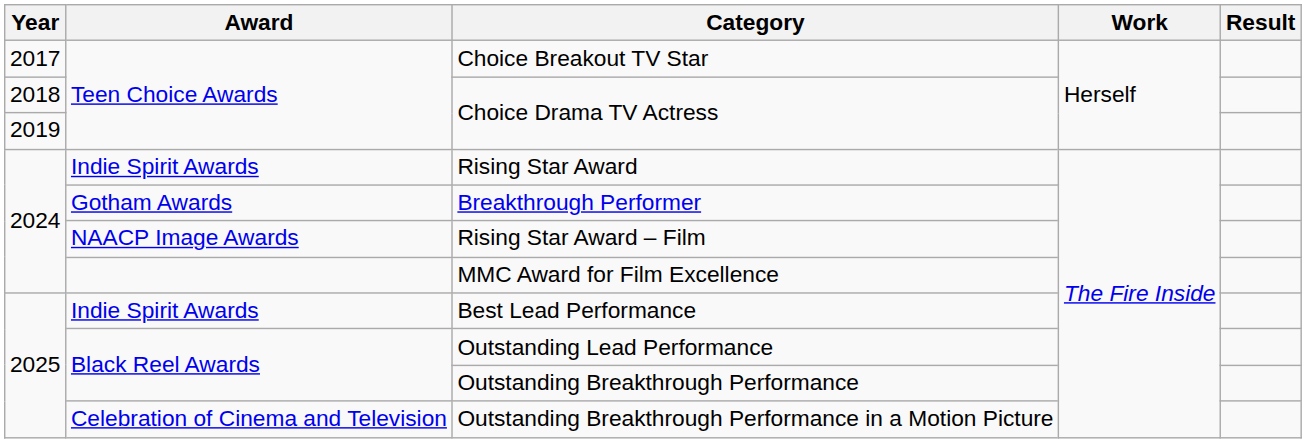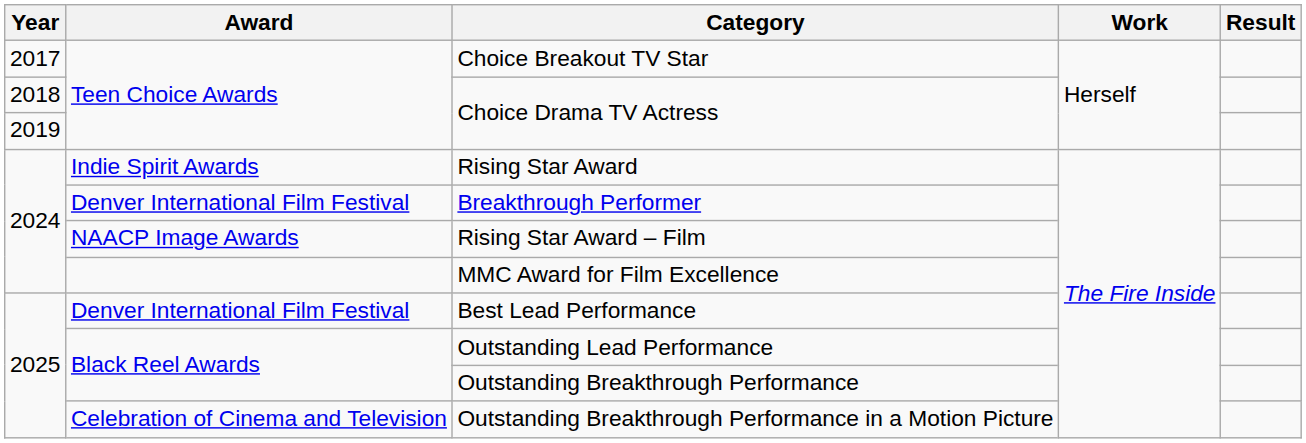(152, 202) Gotham Awards -> (240, 202) Denver International Film Festival
(165, 310) Indie Spirit Awards -> (240, 310) Denver International Film Festival
